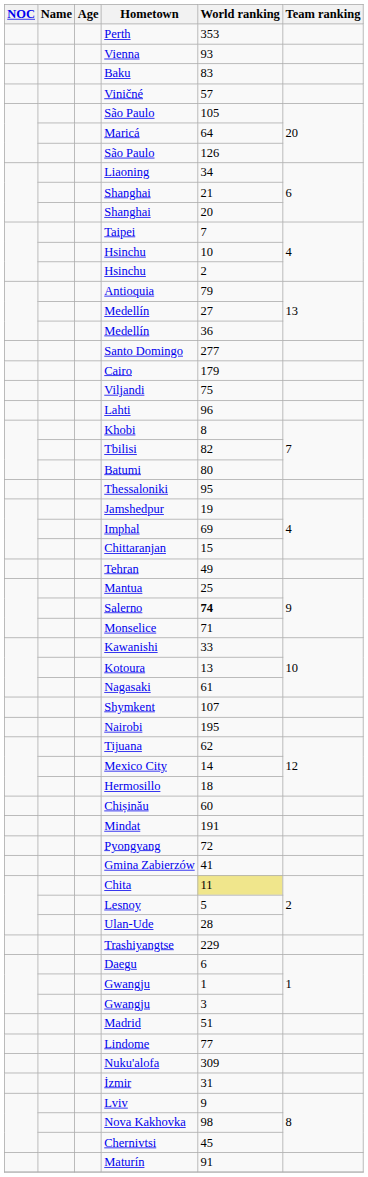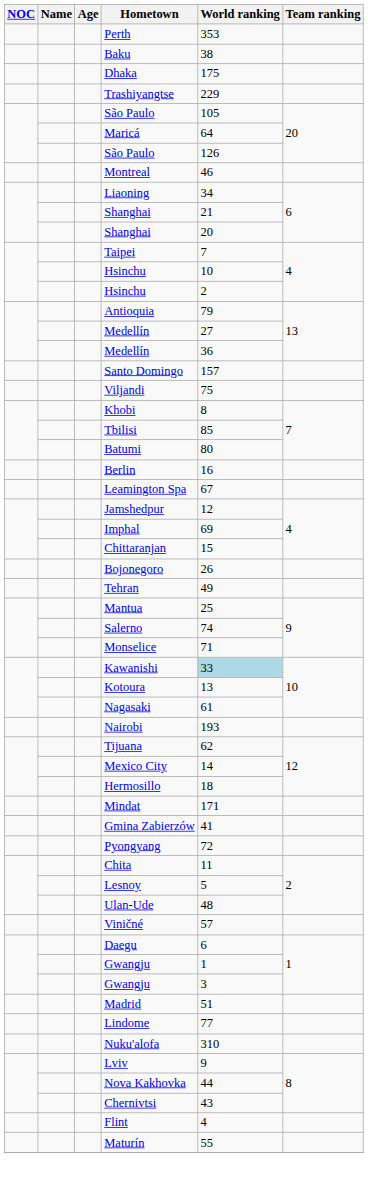- row: (21, 54)
(207, 73) 83 -> (207, 53) 38
+ row: (21, 74)
rows swapped: (21, 945) <-> (21, 93)
+ row: (21, 173)
(210, 350) 277 -> (210, 370) 157
- row: (21, 371)
- row: (21, 410)
(207, 449) 82 -> (207, 430) 85
+ row: (21, 470)
+ row: (21, 489)
- row: (21, 489)
(207, 509) 19 -> (207, 509) 12
+ row: (21, 568)
(207, 608) bold -> (207, 627) normal
(207, 647) no background -> (207, 667) lightblue background
- row: (21, 707)
(210, 726) 195 -> (210, 726) 193
- row: (21, 806)
(210, 825) 191 -> (210, 806) 171
rows swapped: (21, 846) <-> (21, 865)
(206, 885) khaki background -> (206, 865) no background
(207, 924) 28 -> (207, 905) 48
(210, 1063) 309 -> (210, 1043) 310
- row: (21, 1083)
(207, 1122) 98 -> (207, 1083) 44
(207, 1142) 45 -> (207, 1102) 43
+ row: (21, 1123)
(207, 1162) 91 -> (207, 1142) 55
